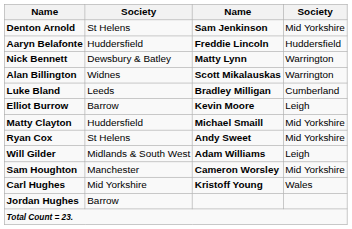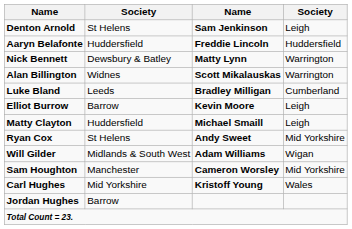(315, 28) Mid Yorkshire -> (297, 28) Leigh
(315, 122) Mid Yorkshire -> (297, 122) Leigh
(297, 153) Leigh -> (299, 153) Wigan
